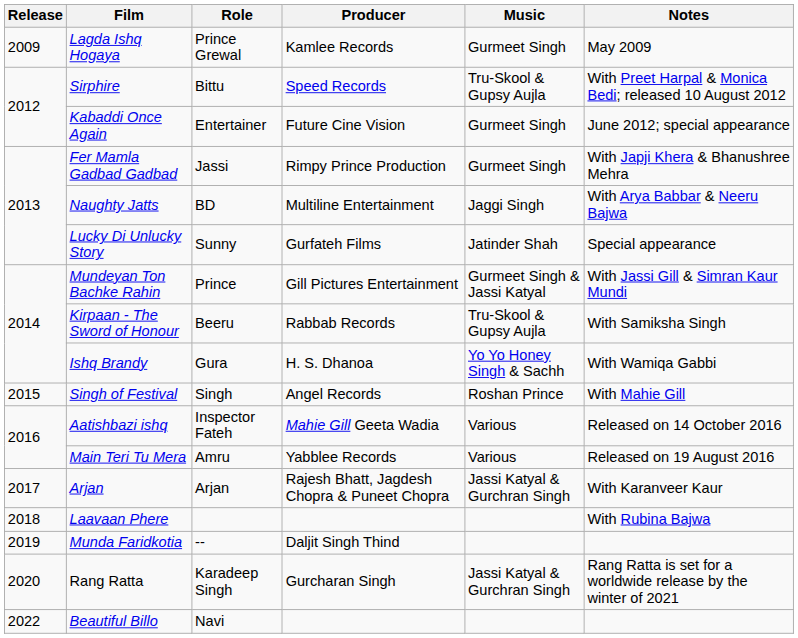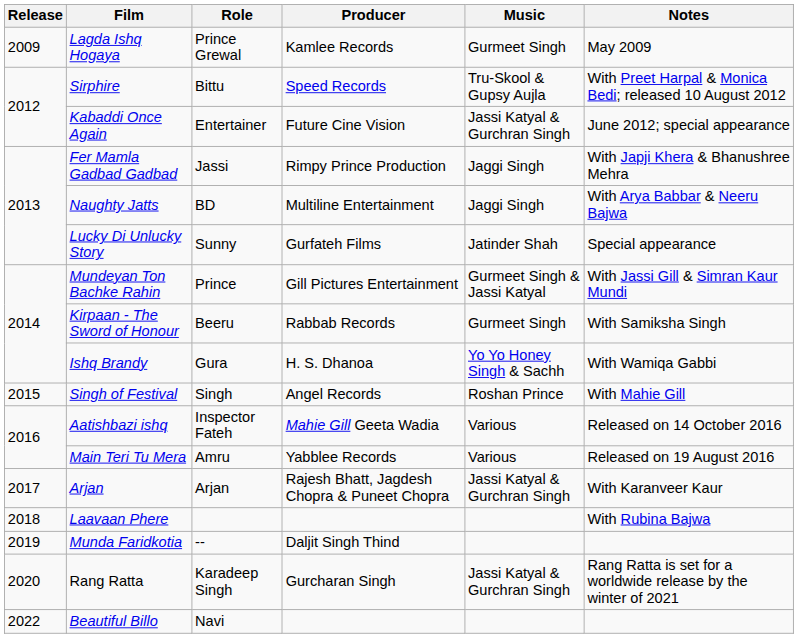(517, 126) Gurmeet Singh -> (519, 126) Jassi Katyal & Gurchran Singh
(517, 165) Gurmeet Singh -> (506, 165) Jaggi Singh
(507, 323) Tru-Skool & Gupsy Aujla -> (517, 323) Gurmeet Singh
